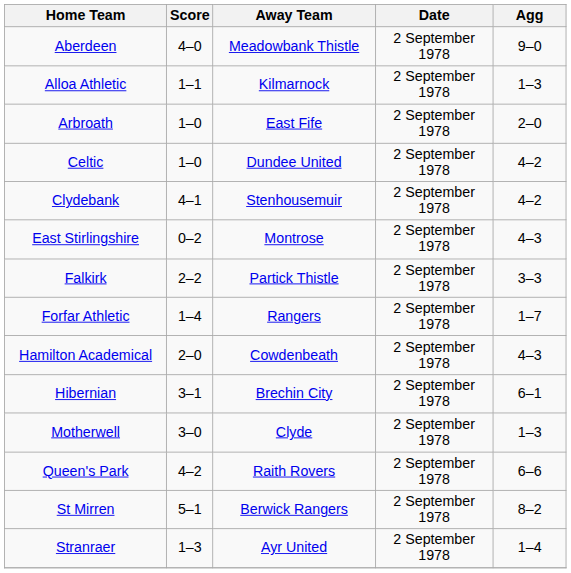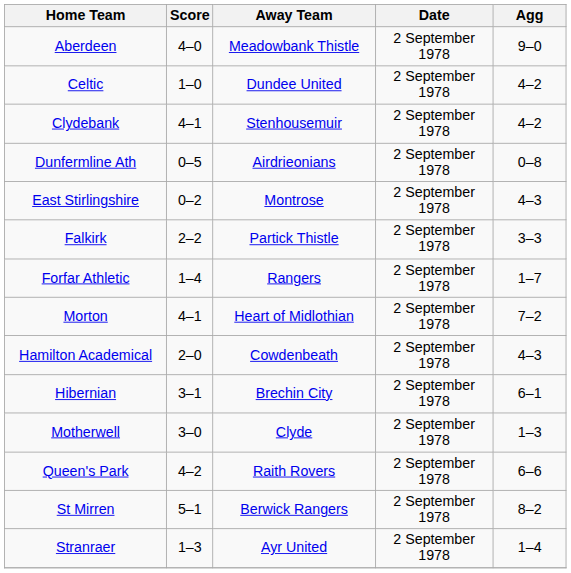- row: (86, 84)
- row: (86, 123)
+ row: (86, 162)
+ row: (86, 316)
